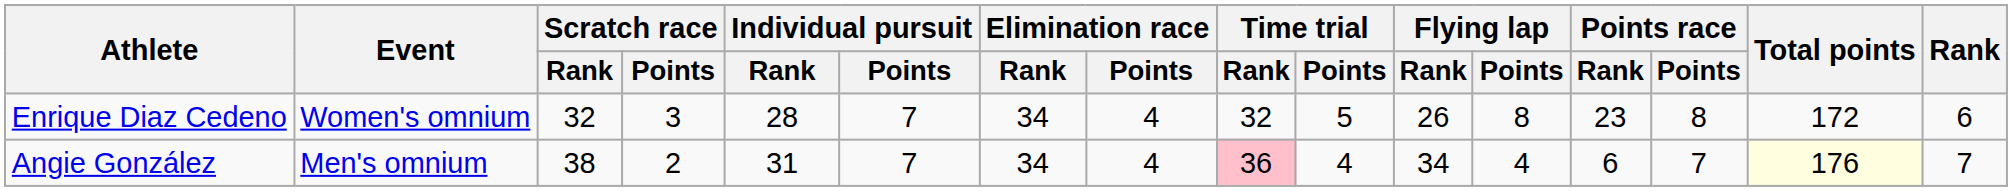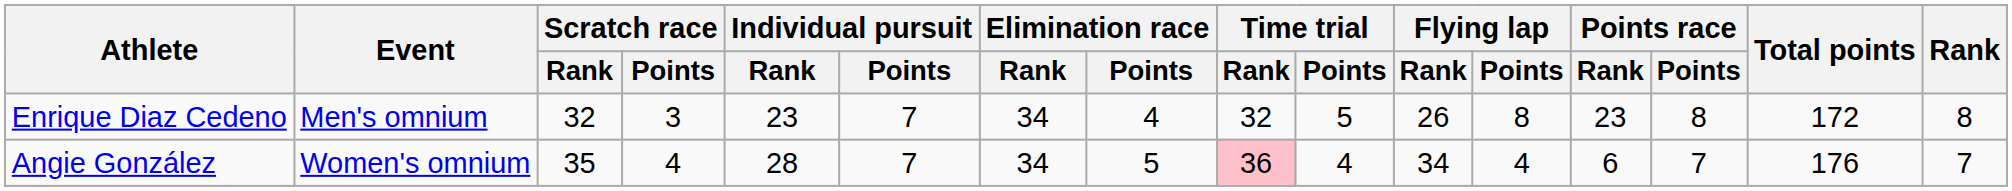(415, 117) Women's omnium -> (394, 117) Men's omnium
(782, 117) 28 -> (782, 117) 23
(1965, 117) 6 -> (1965, 117) 8
(394, 163) Men's omnium -> (415, 163) Women's omnium
(580, 163) 38 -> (580, 163) 35
(673, 163) 2 -> (673, 163) 4
(782, 163) 31 -> (782, 163) 28
(1151, 163) 4 -> (1151, 163) 5
(1835, 163) lightyellow background -> (1835, 163) no background
